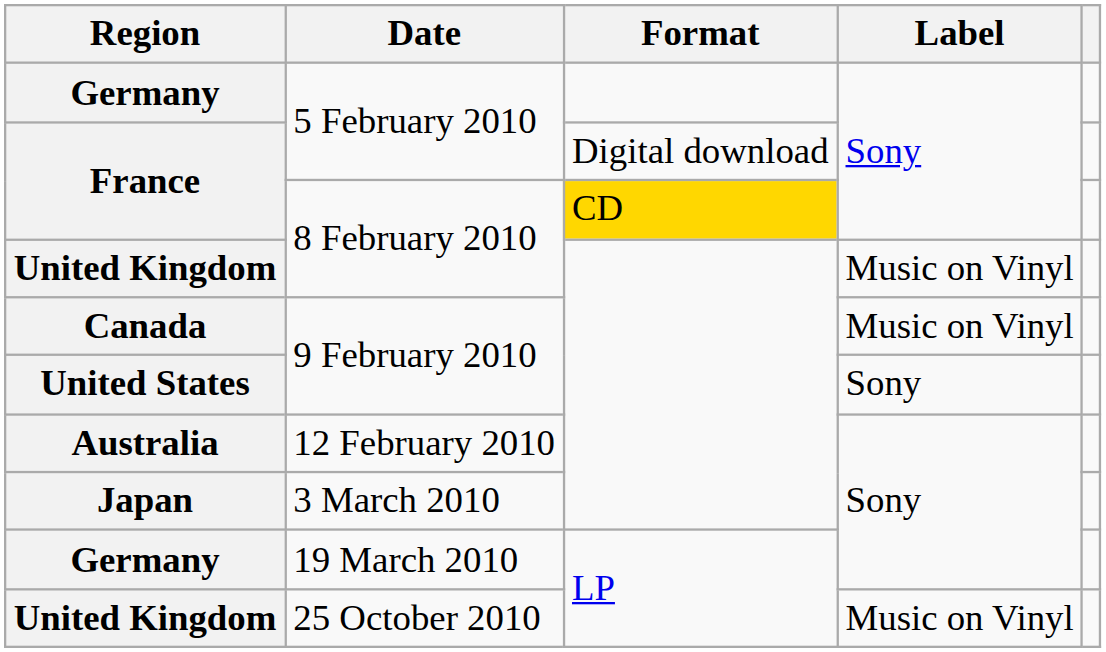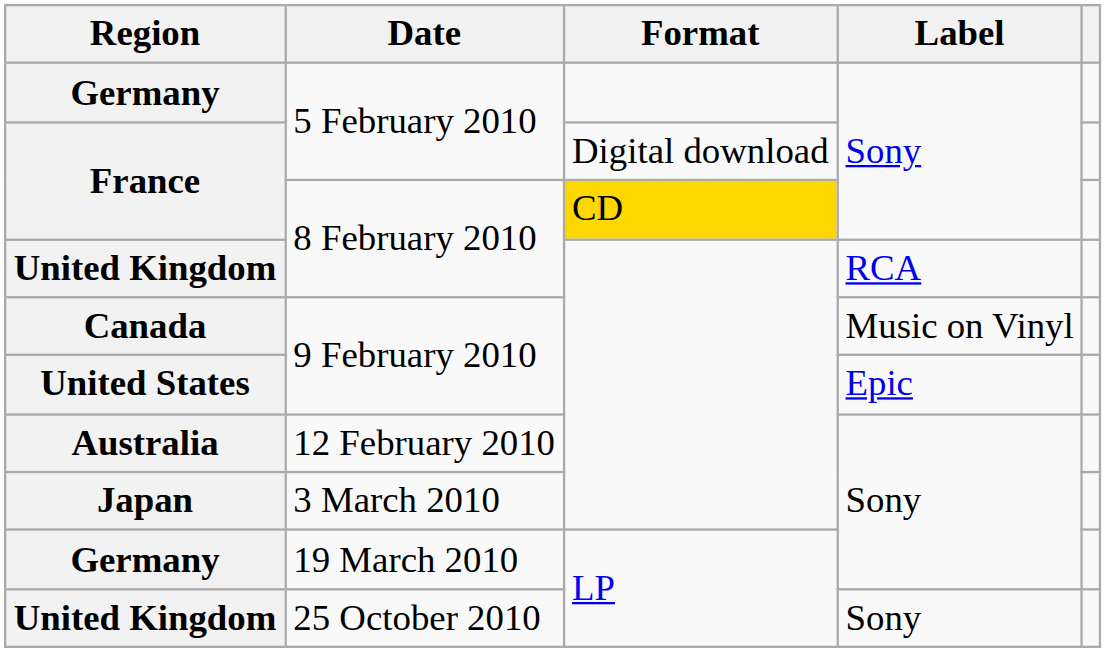(960, 267) Music on Vinyl -> (883, 267) RCA
(883, 383) Sony -> (879, 383) Epic
(960, 617) Music on Vinyl -> (883, 617) Sony
